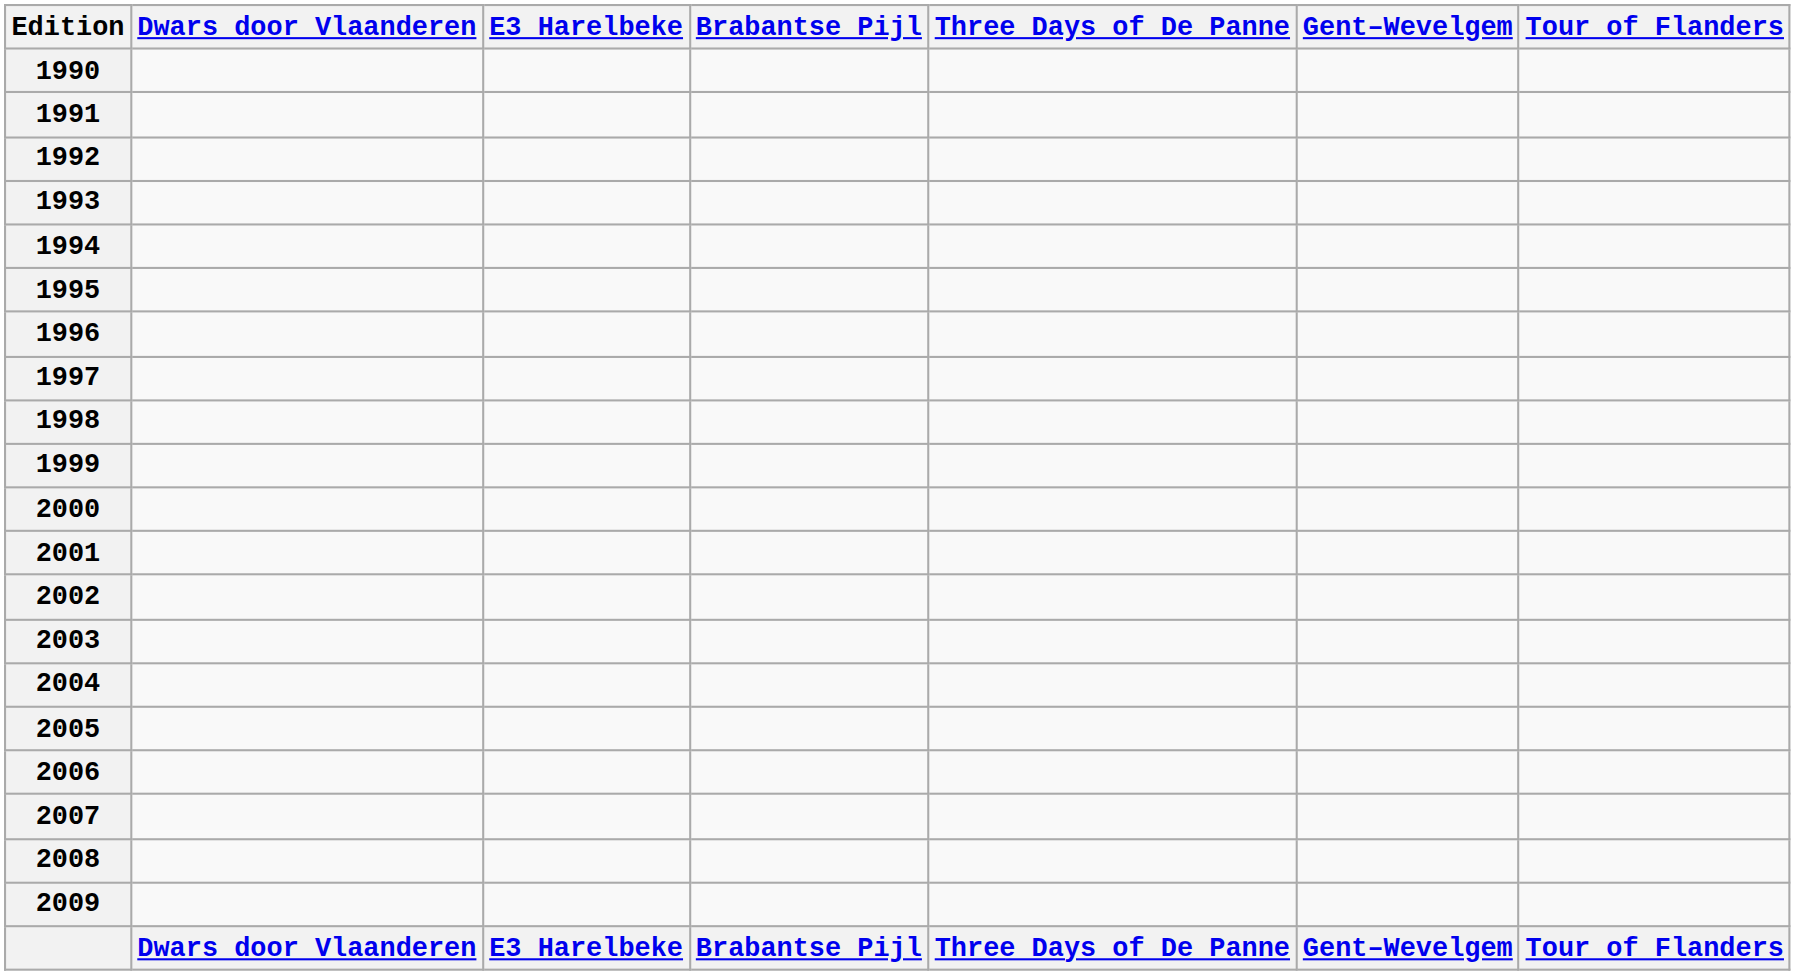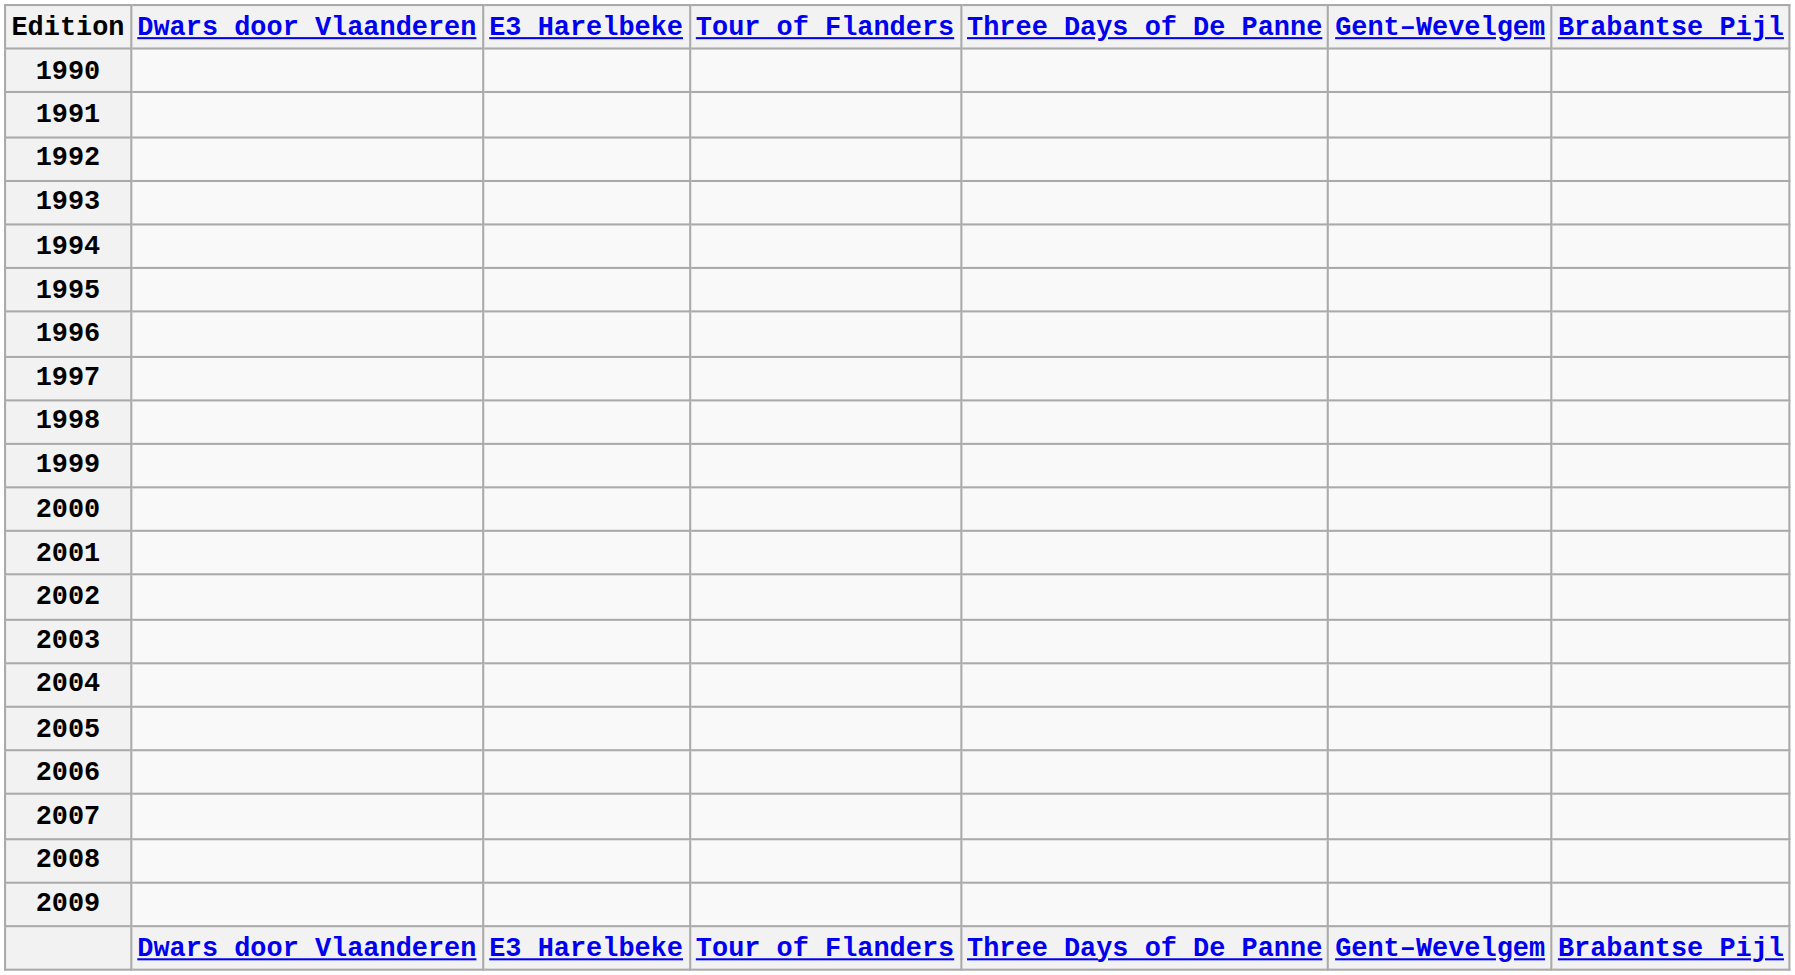columns swapped: (809, 27) <-> (1655, 27)
